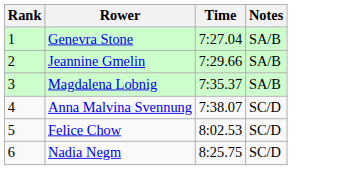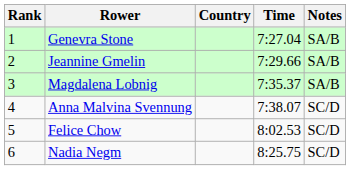+ column: (225, 15)
